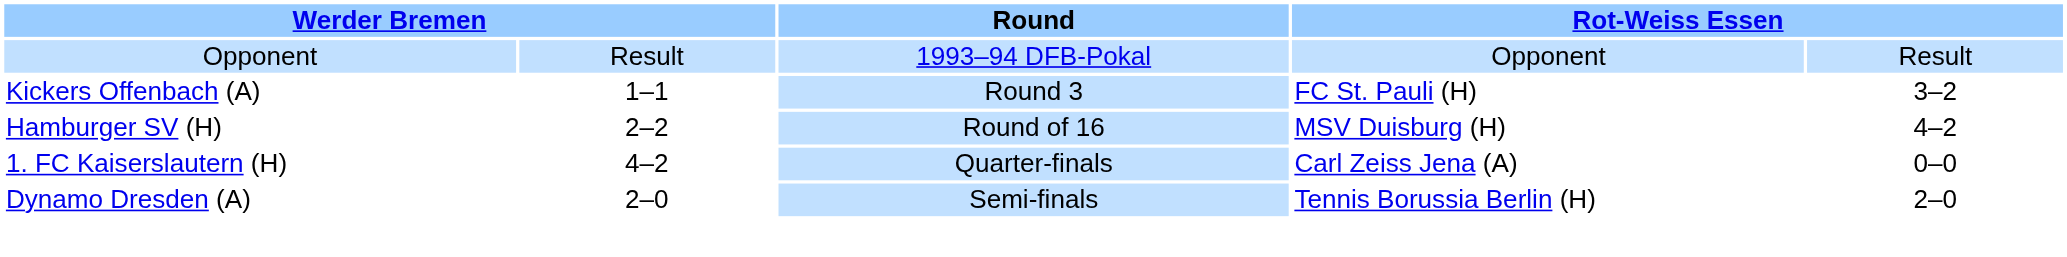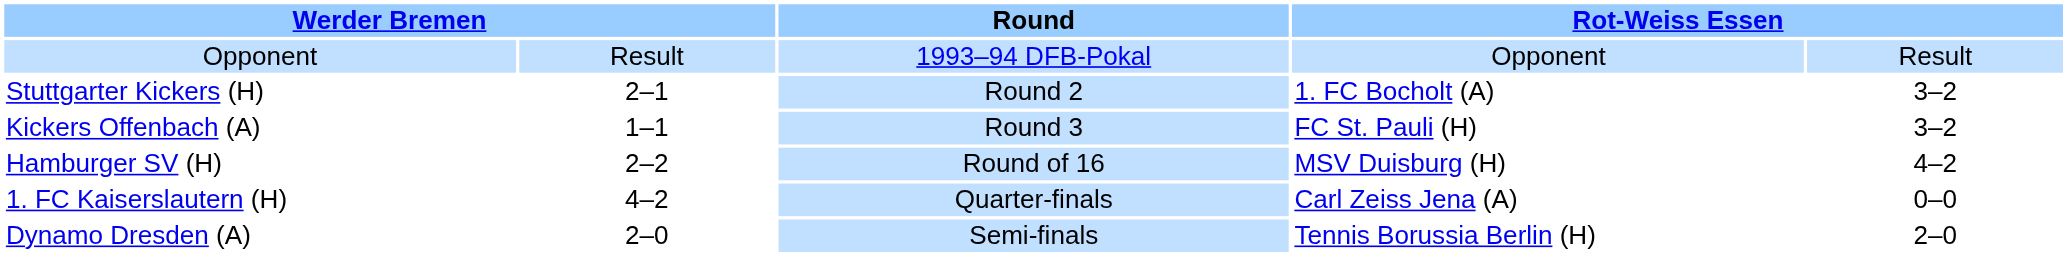+ row: (135, 91)
